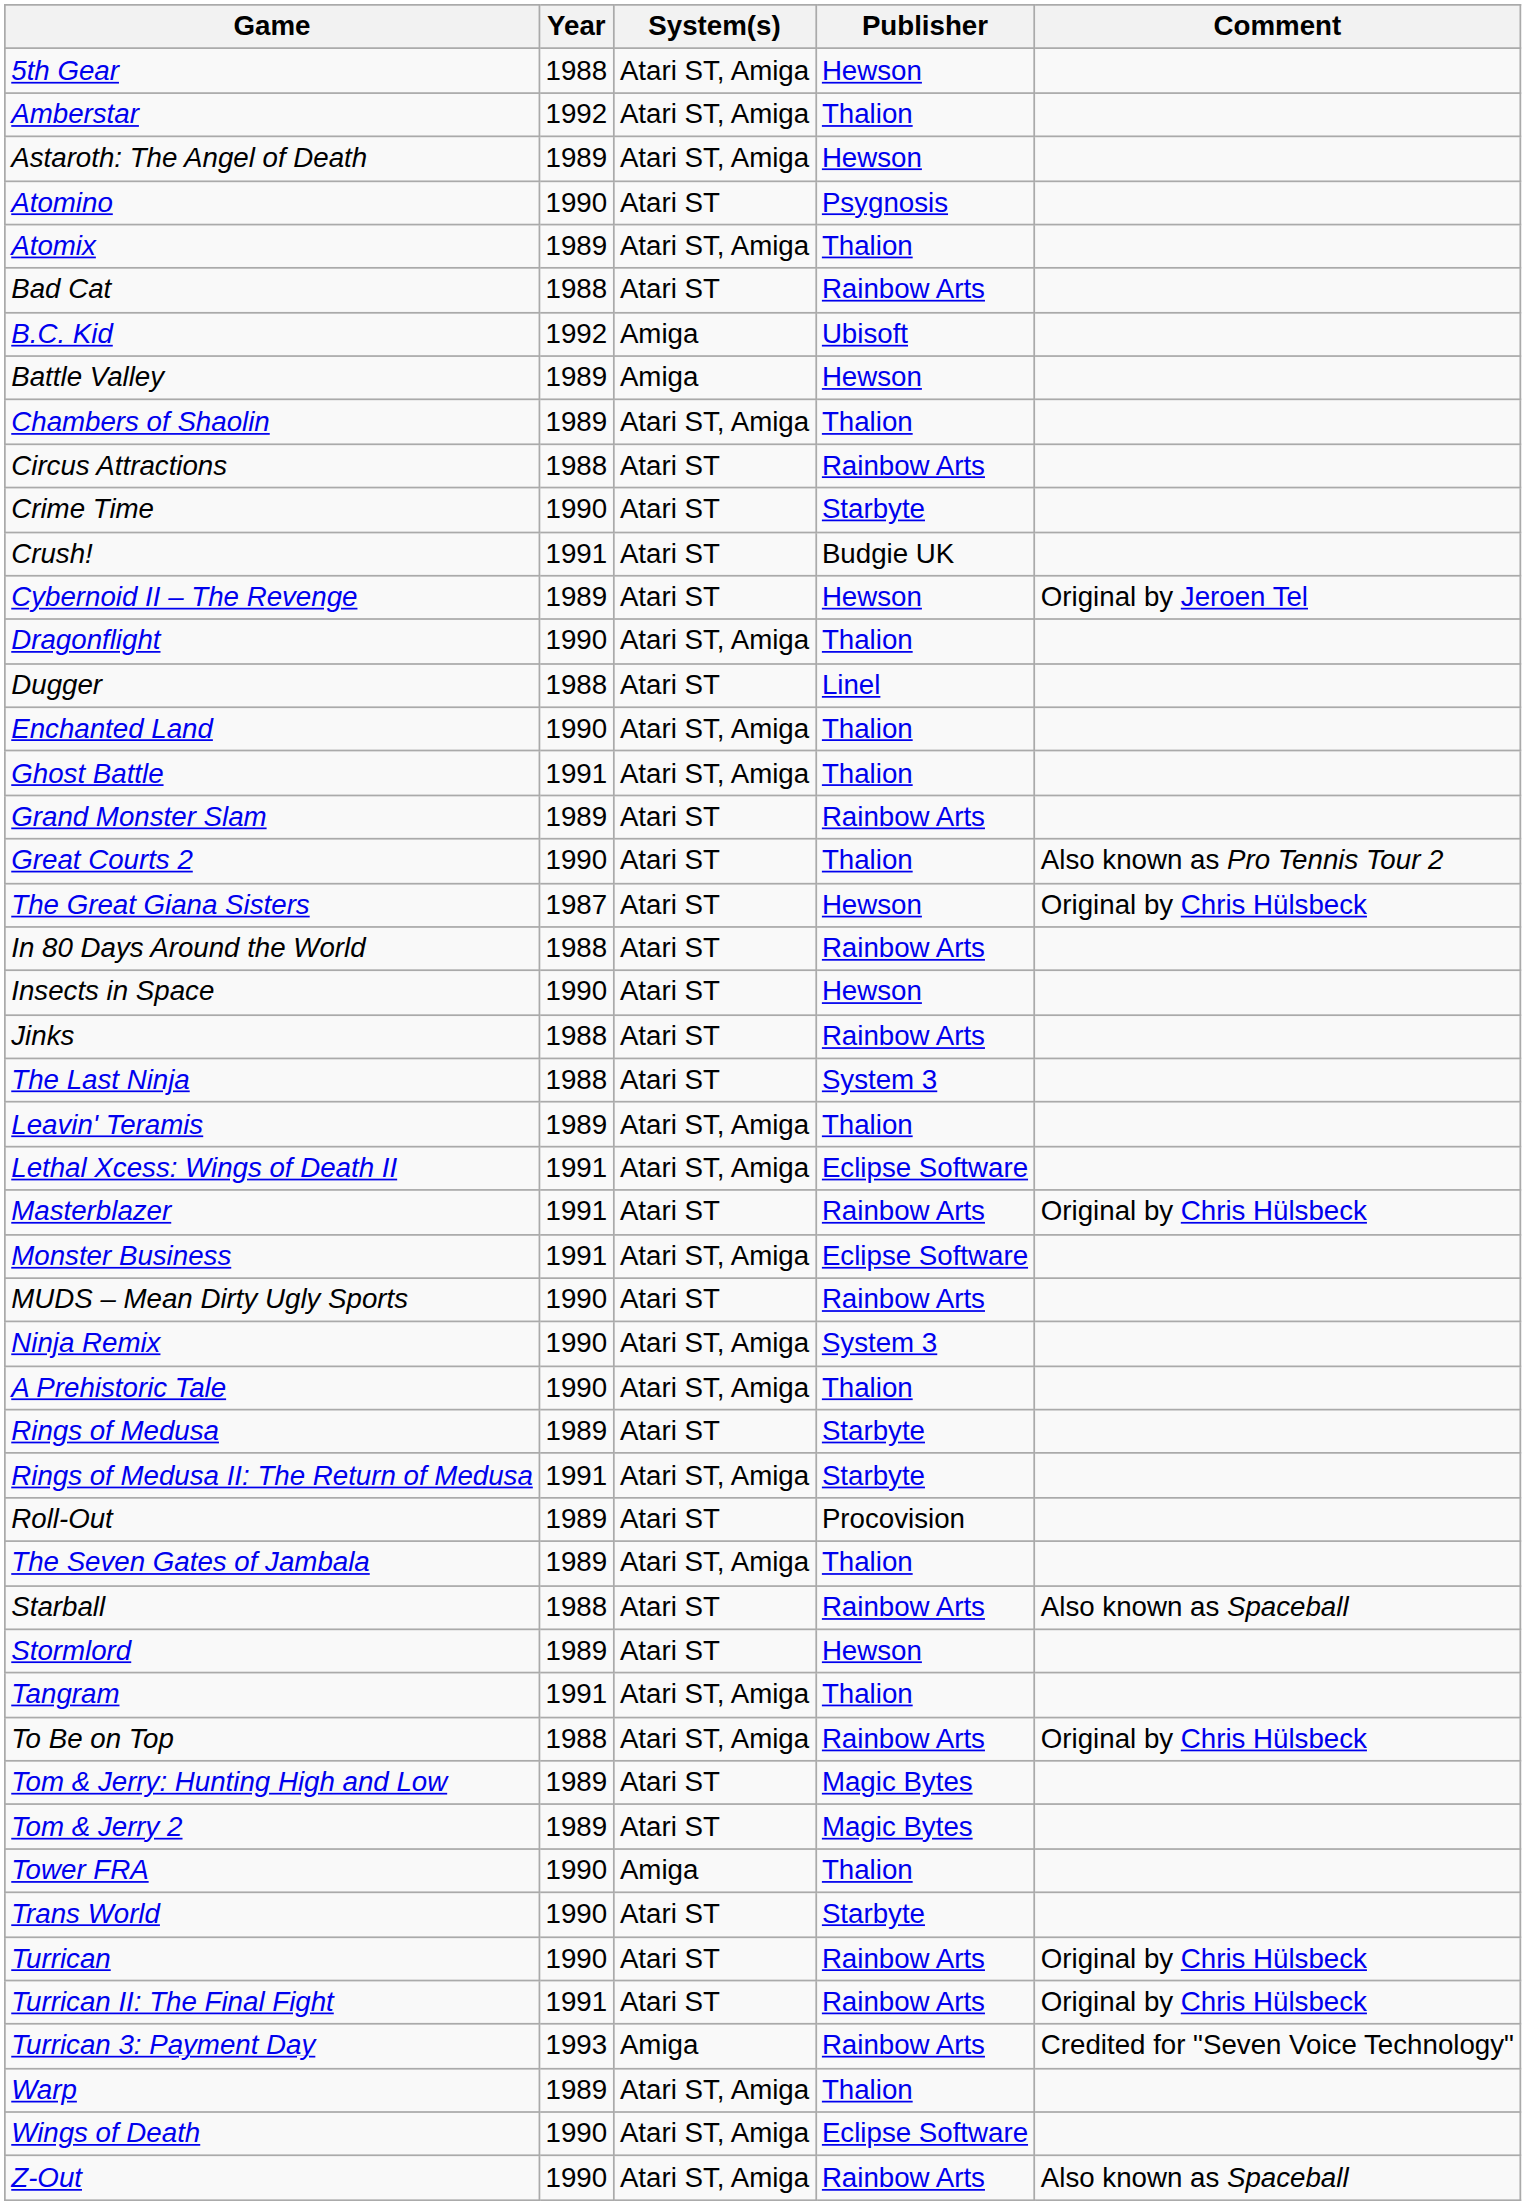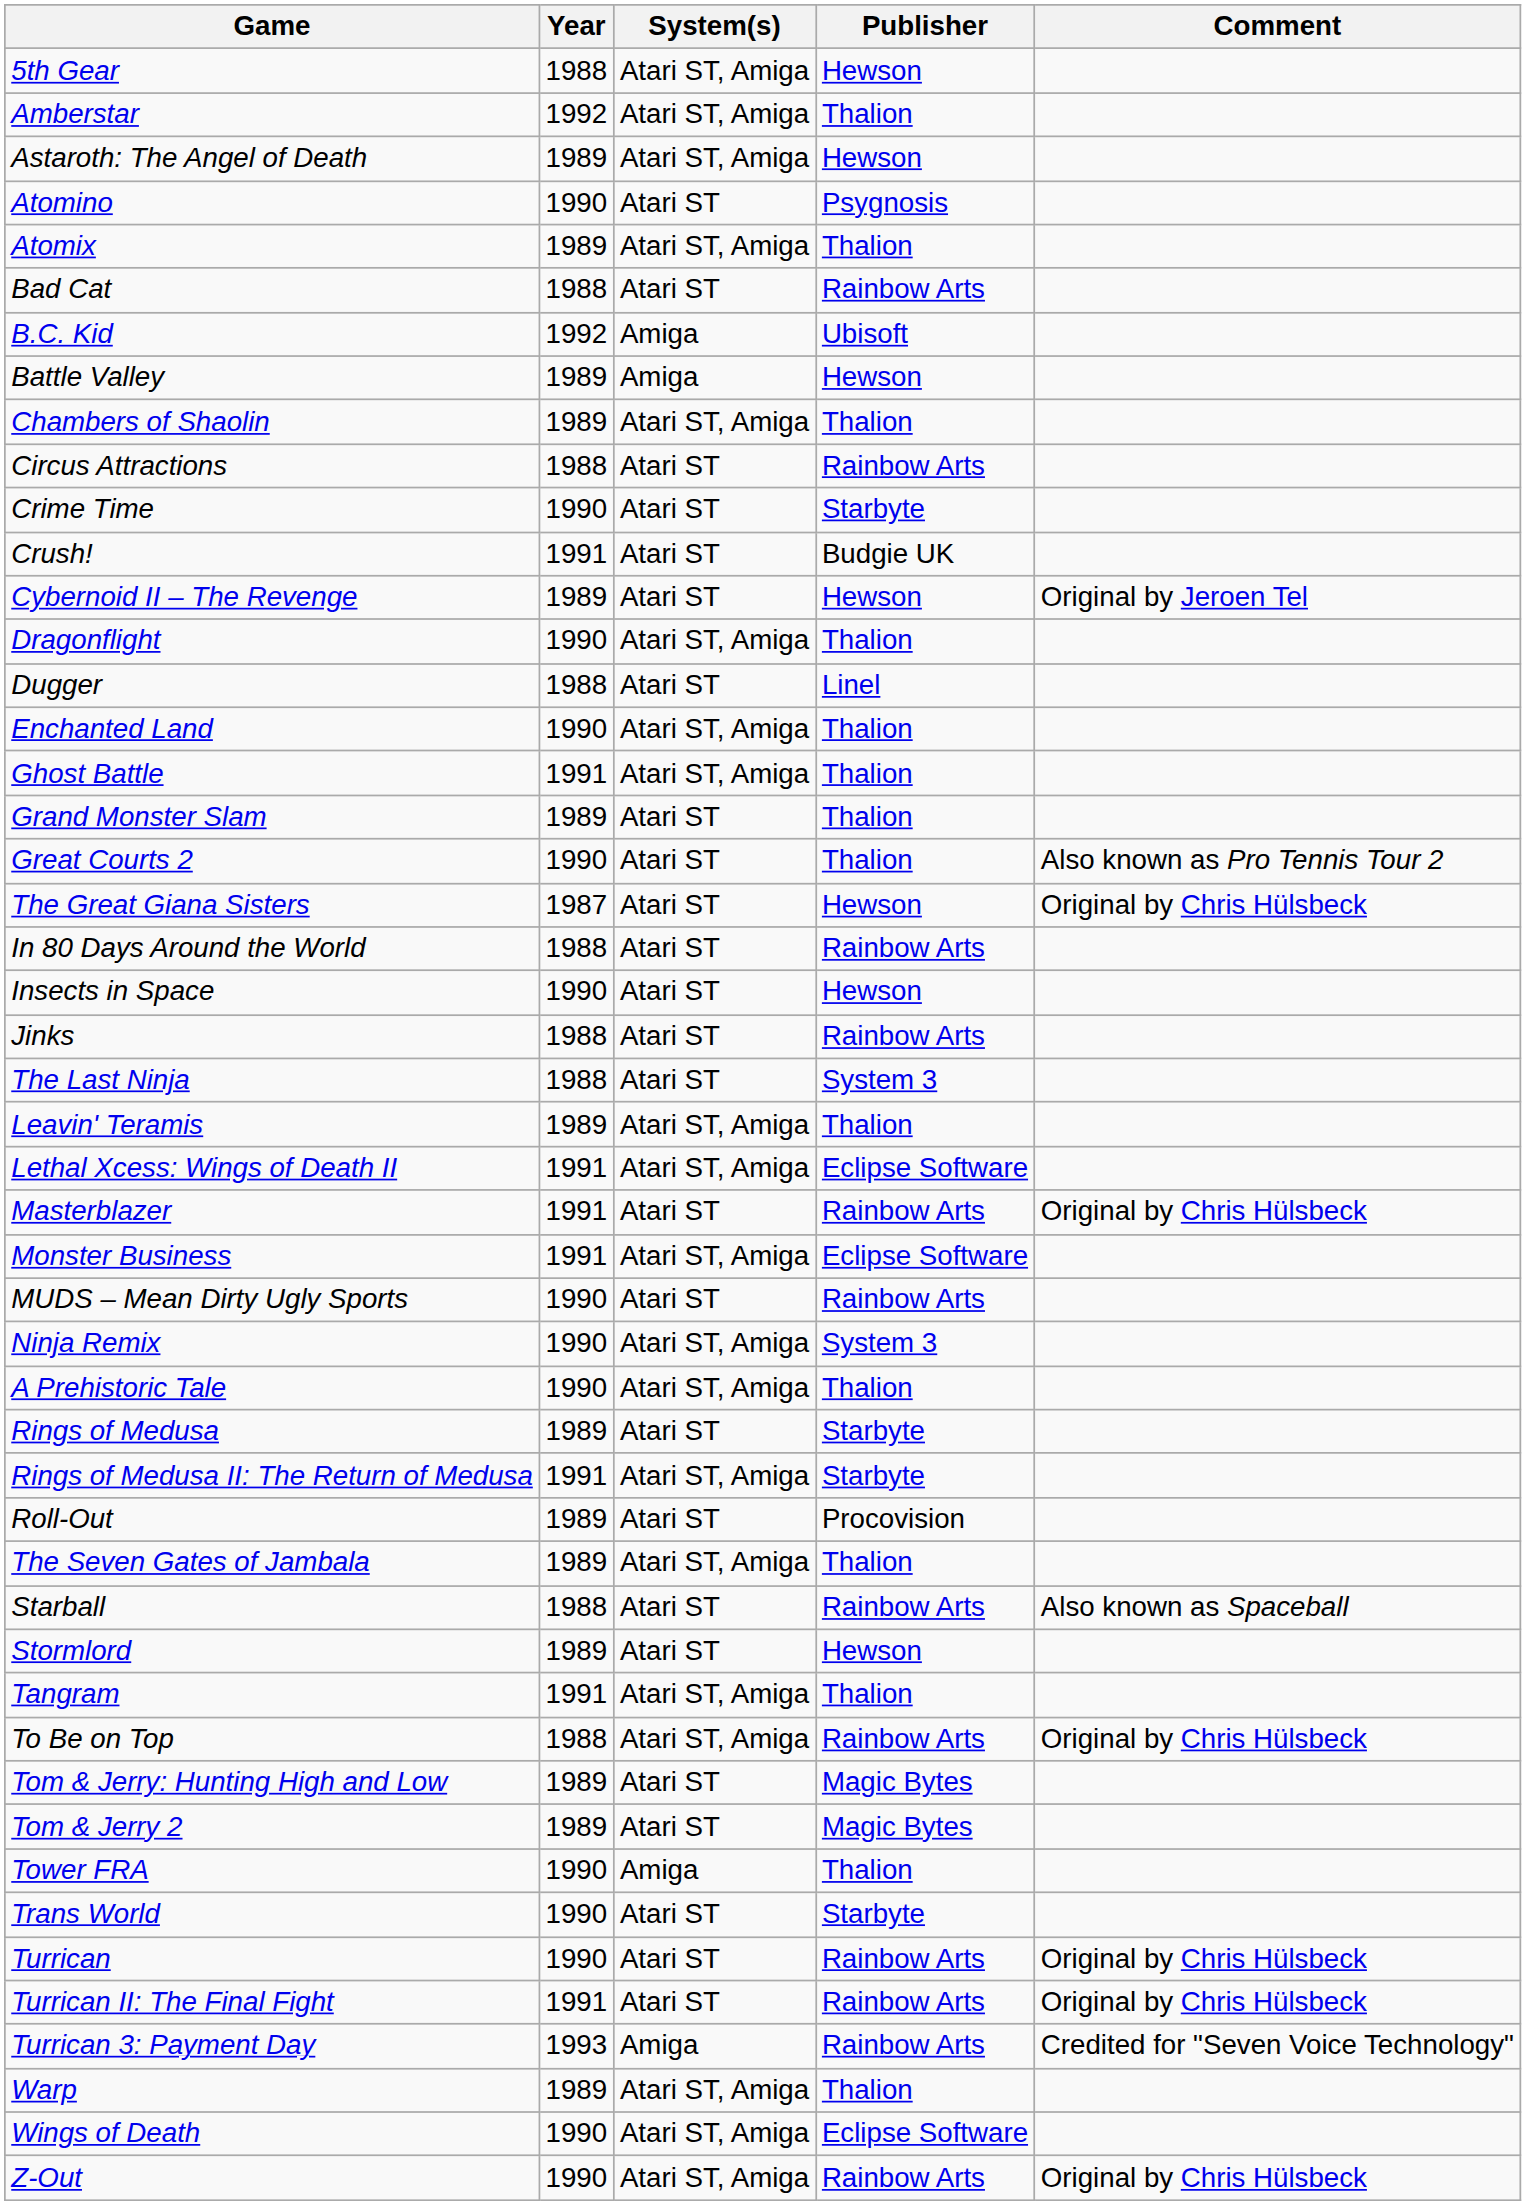(903, 816) Rainbow Arts -> (867, 816) Thalion
(1195, 2177) Also known as Spaceball -> (1204, 2177) Original by Chris Hülsbeck
